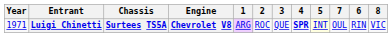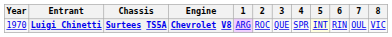columns swapped: (359, 11) <-> (340, 11)
(17, 25) 1971 -> (17, 25) 1970
(301, 25) bold -> (301, 25) normal
